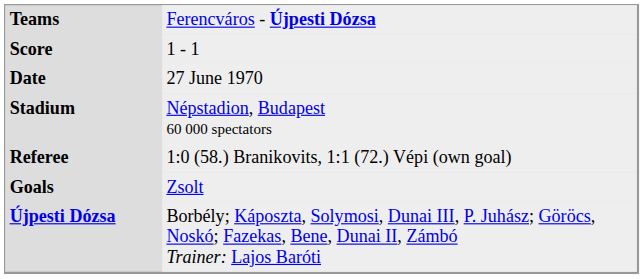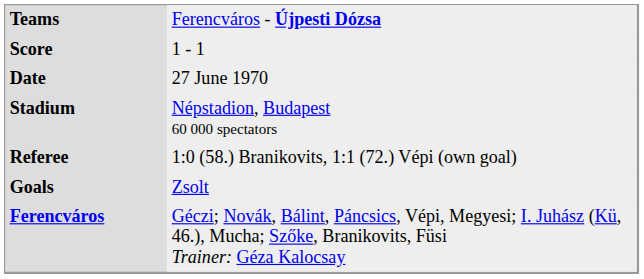+ row: (57, 216)
- row: (63, 216)
